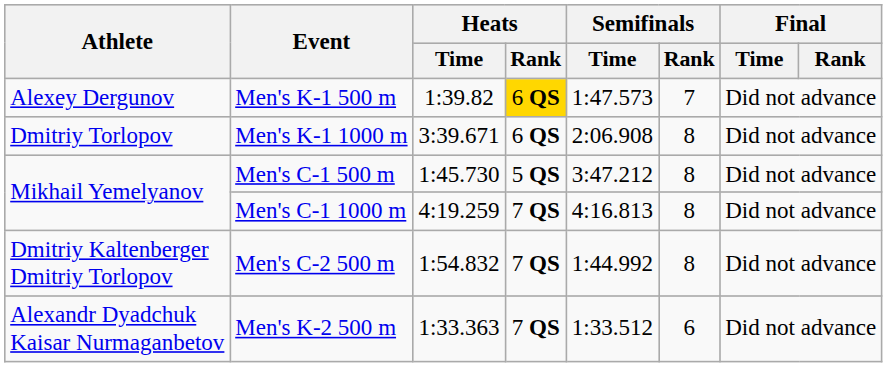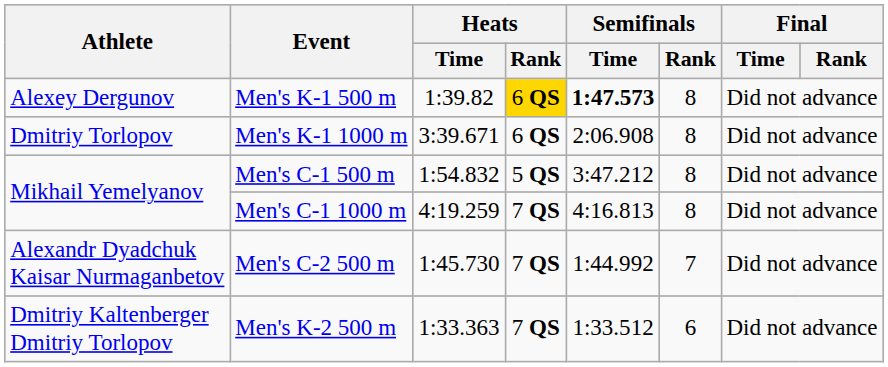(612, 97) normal -> (613, 97) bold
(689, 97) 7 -> (690, 97) 8
(459, 173) 1:45.730 -> (459, 173) 1:54.832
(109, 263) Dmitriy Kaltenberger Dmitriy Torlopov -> (117, 263) Alexandr Dyadchuk Kaisar Nurmaganbetov
(459, 263) 1:54.832 -> (459, 263) 1:45.730
(689, 263) 8 -> (690, 263) 7
(117, 328) Alexandr Dyadchuk Kaisar Nurmaganbetov -> (109, 328) Dmitriy Kaltenberger Dmitriy Torlopov
